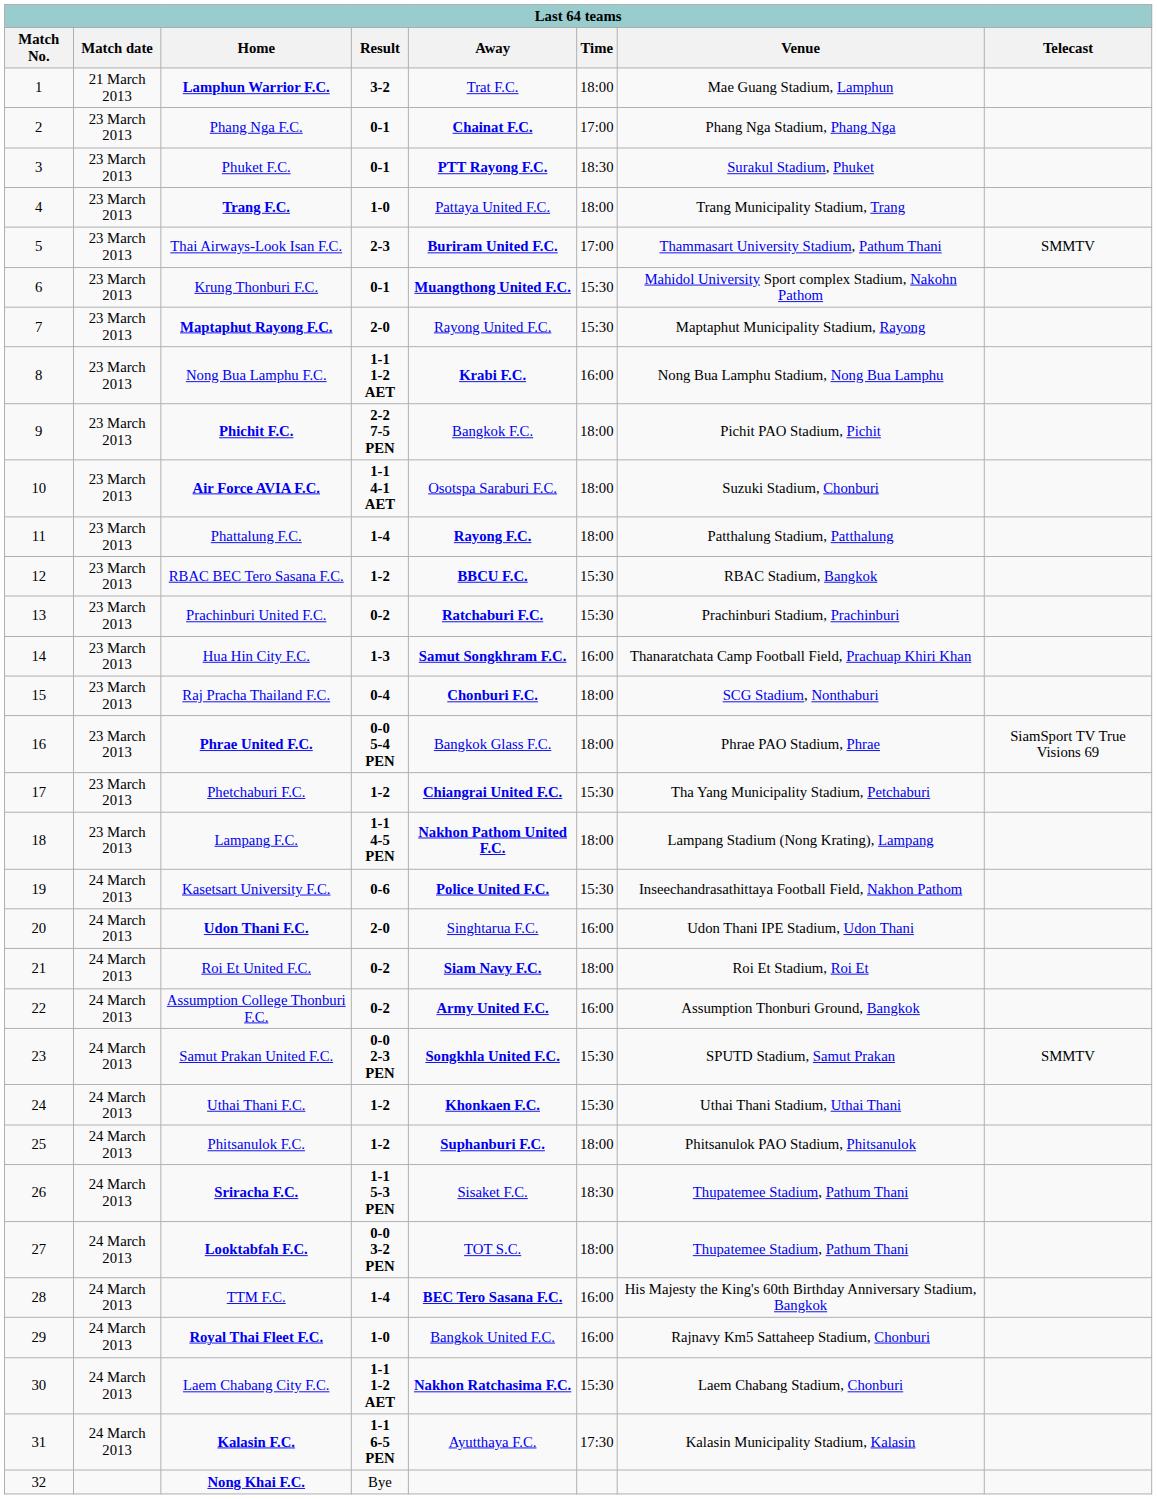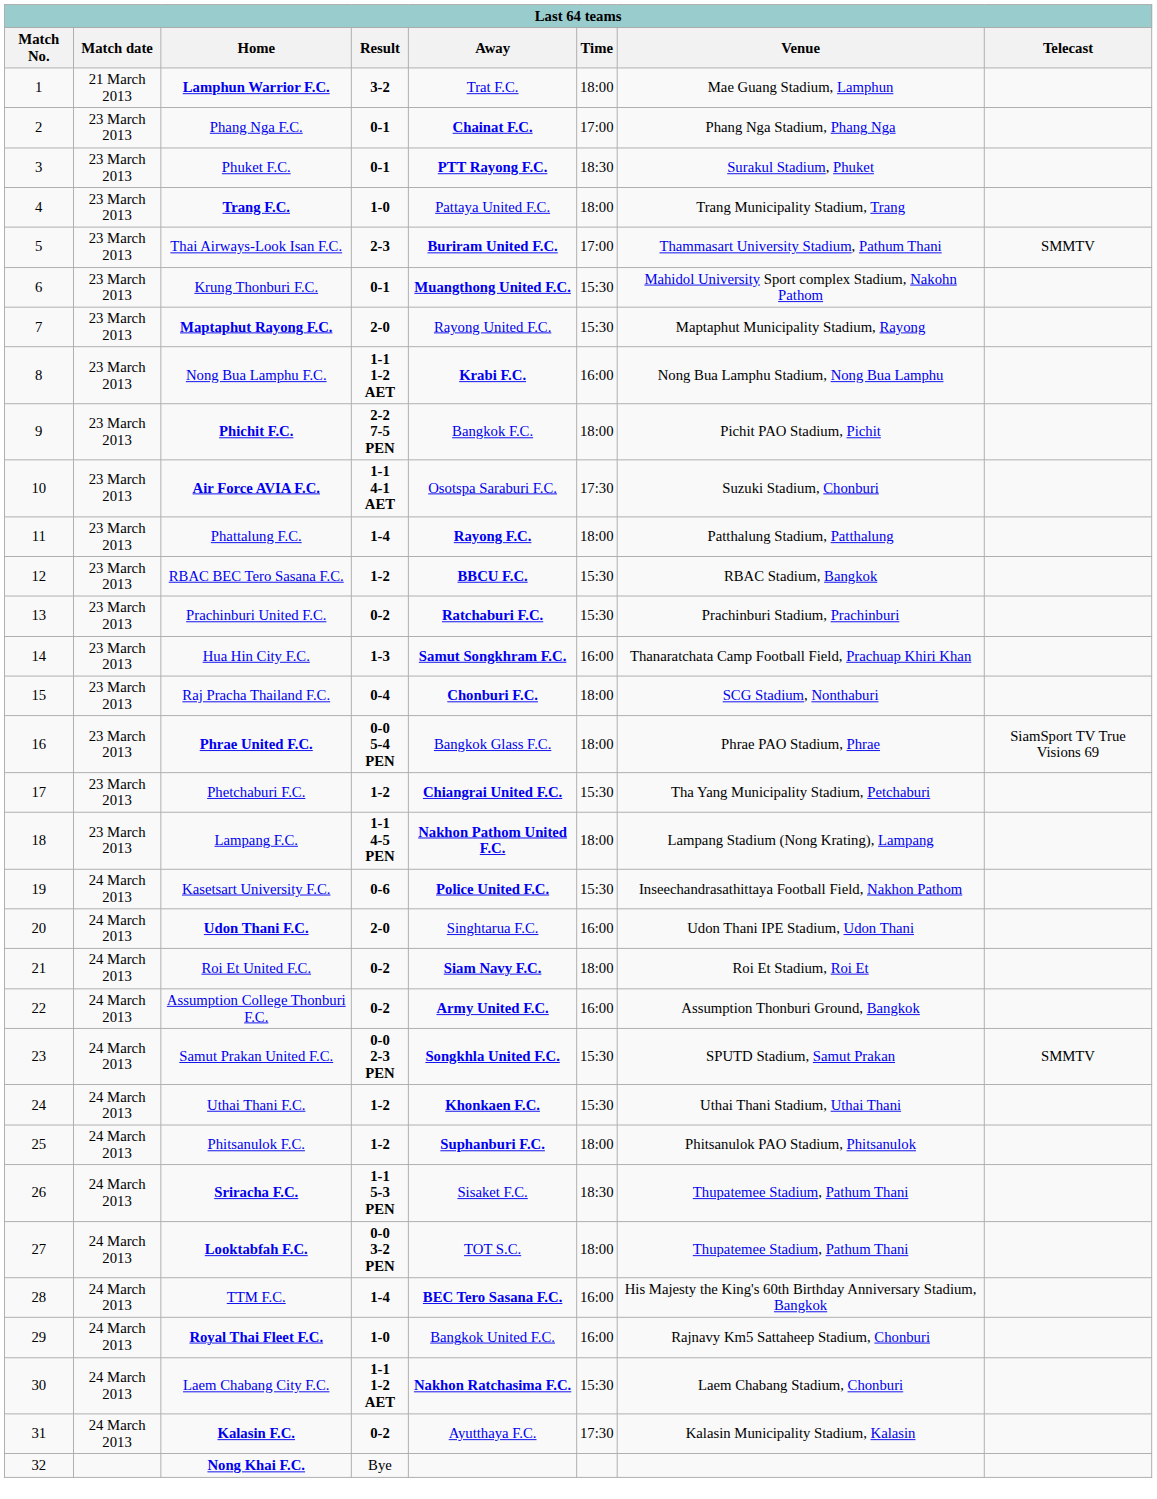(597, 488) 18:00 -> (597, 488) 17:30
(380, 1442) 1-1 6-5 PEN -> (380, 1433) 0-2
